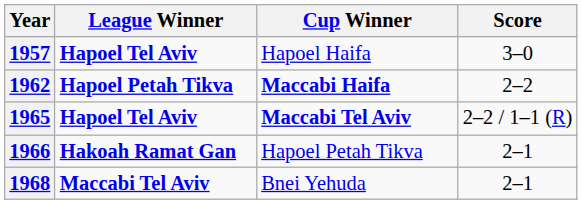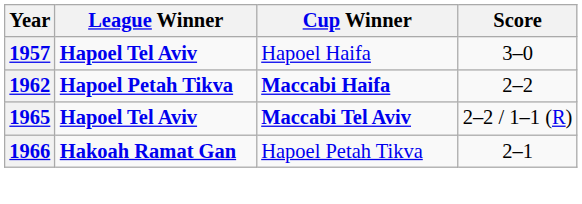- row: (30, 183)
